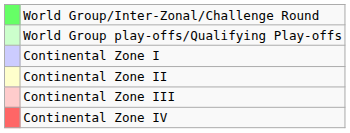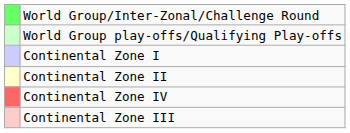rows swapped: (99, 97) <-> (95, 118)
